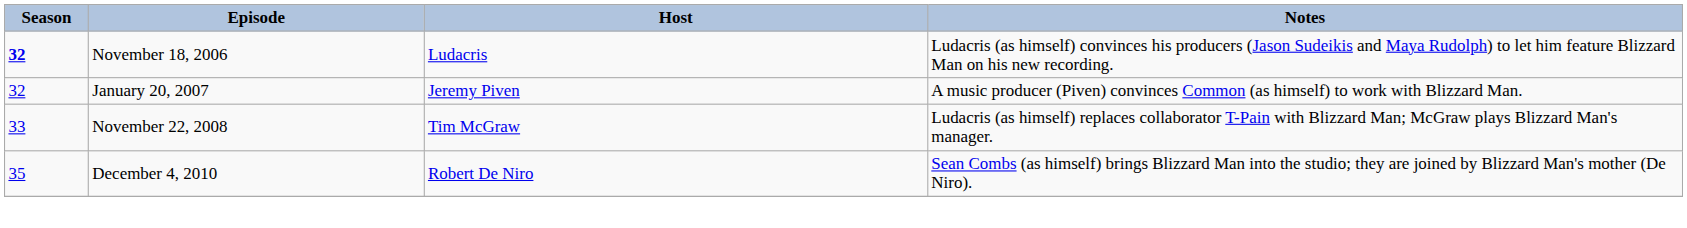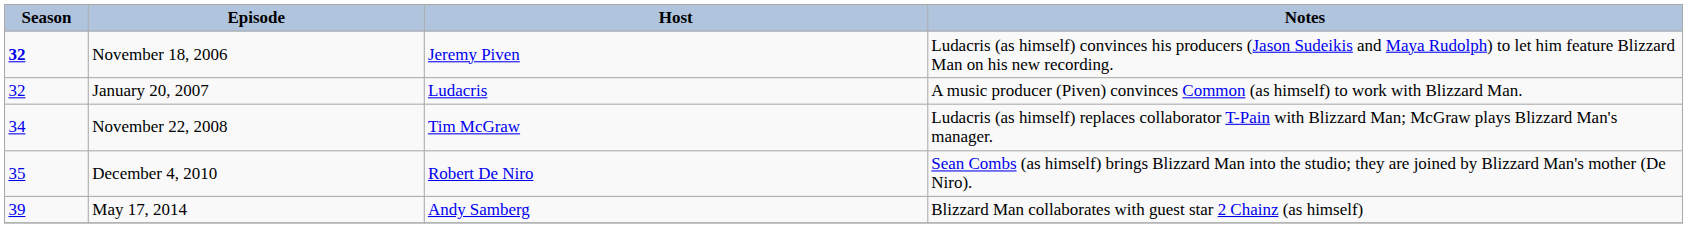(458, 54) Ludacris -> (474, 54) Jeremy Piven
(474, 90) Jeremy Piven -> (458, 90) Ludacris
(17, 127) 33 -> (17, 127) 34
+ row: (140, 209)
